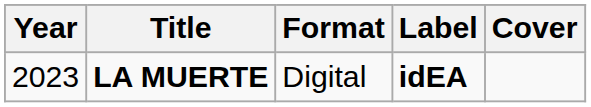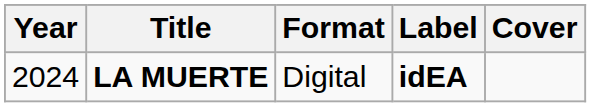(46, 76) 2023 -> (46, 76) 2024
